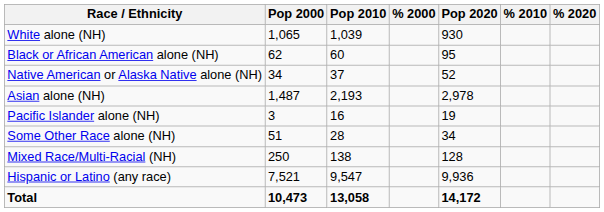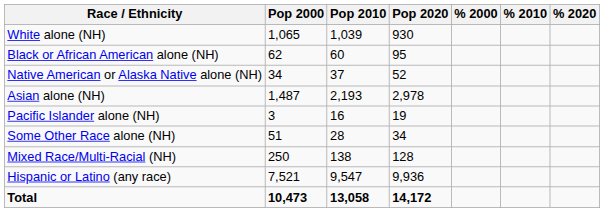columns swapped: (470, 14) <-> (414, 14)
